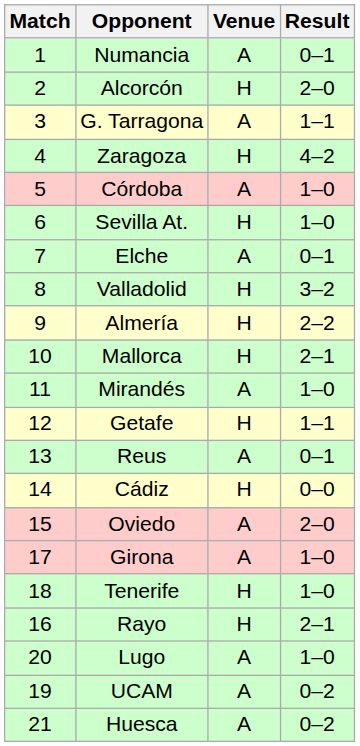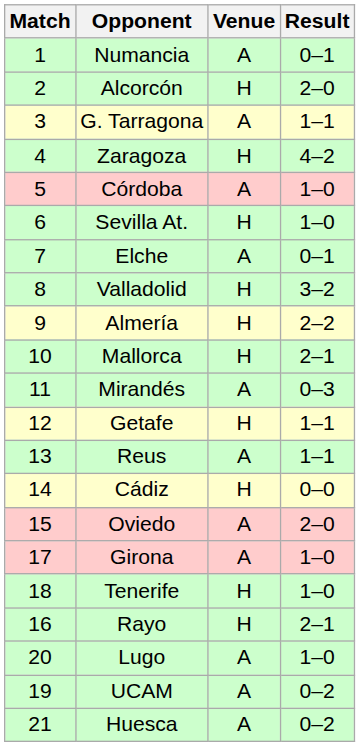(317, 389) 1–0 -> (317, 389) 0–3
(317, 456) 0–1 -> (317, 456) 1–1
